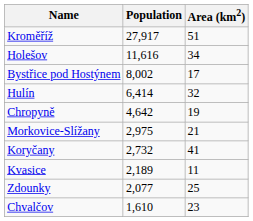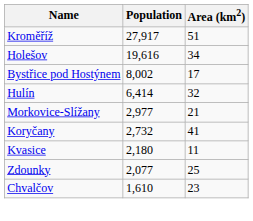(142, 55) 11,616 -> (142, 55) 19,616
- row: (31, 112)
(139, 131) 2,975 -> (139, 112) 2,977
(139, 169) 2,189 -> (139, 150) 2,180
